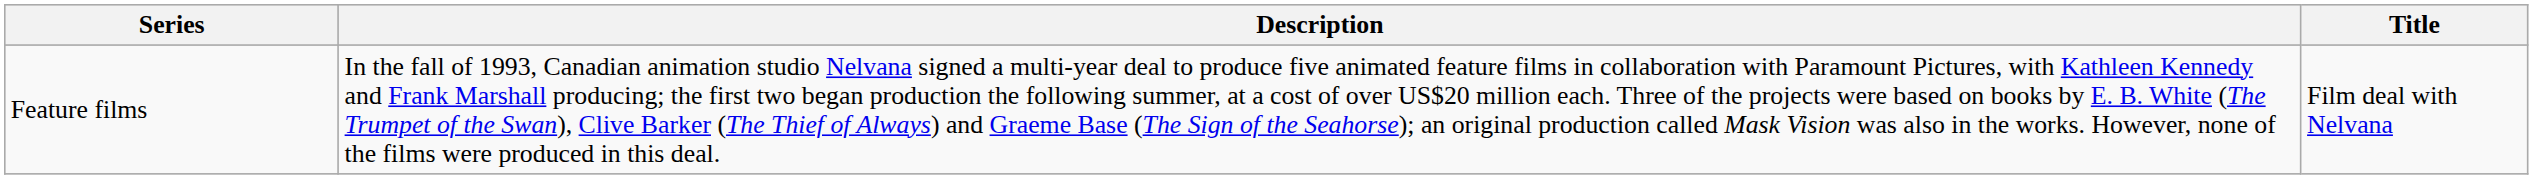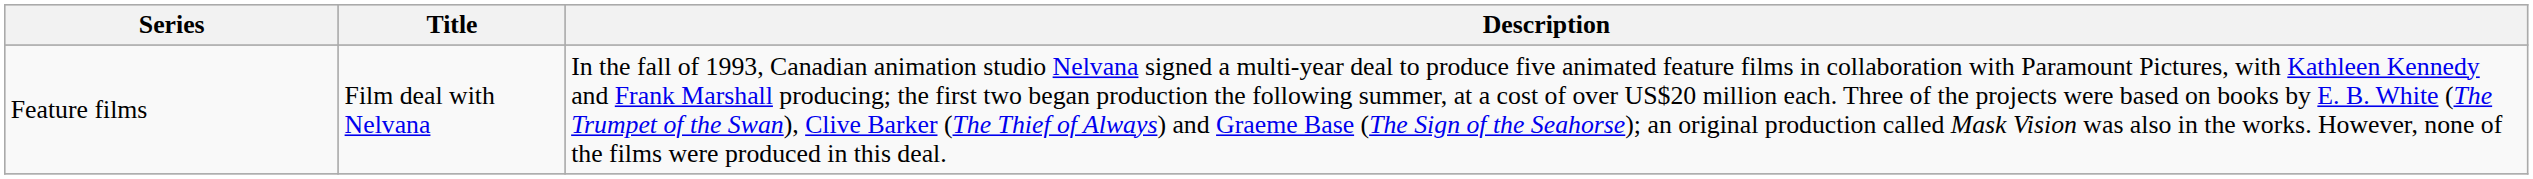columns swapped: (2414, 24) <-> (1320, 24)
